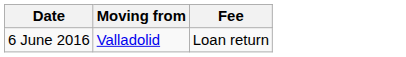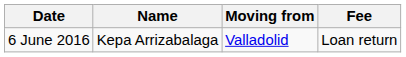+ column: (157, 16)
